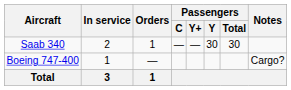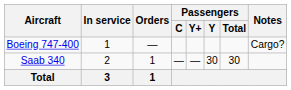rows swapped: (43, 45) <-> (43, 61)
